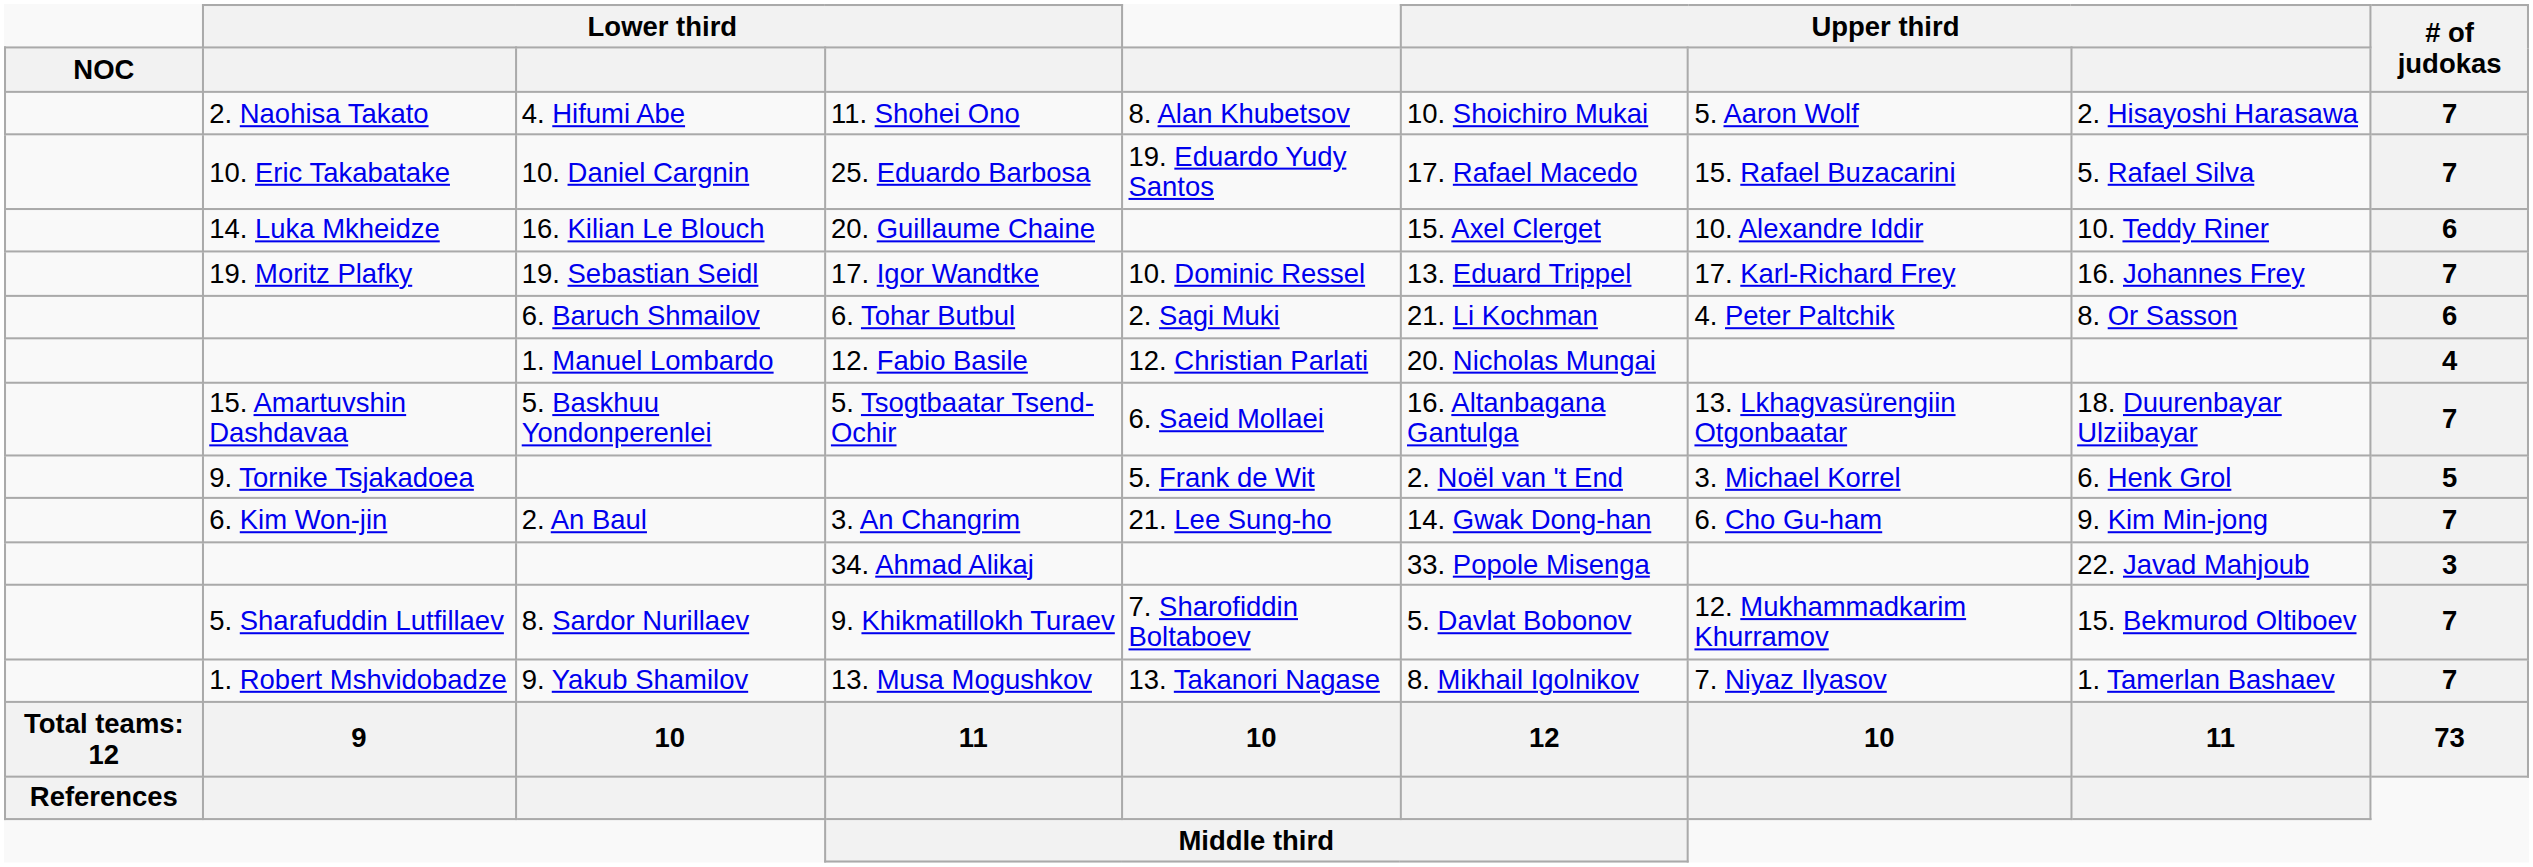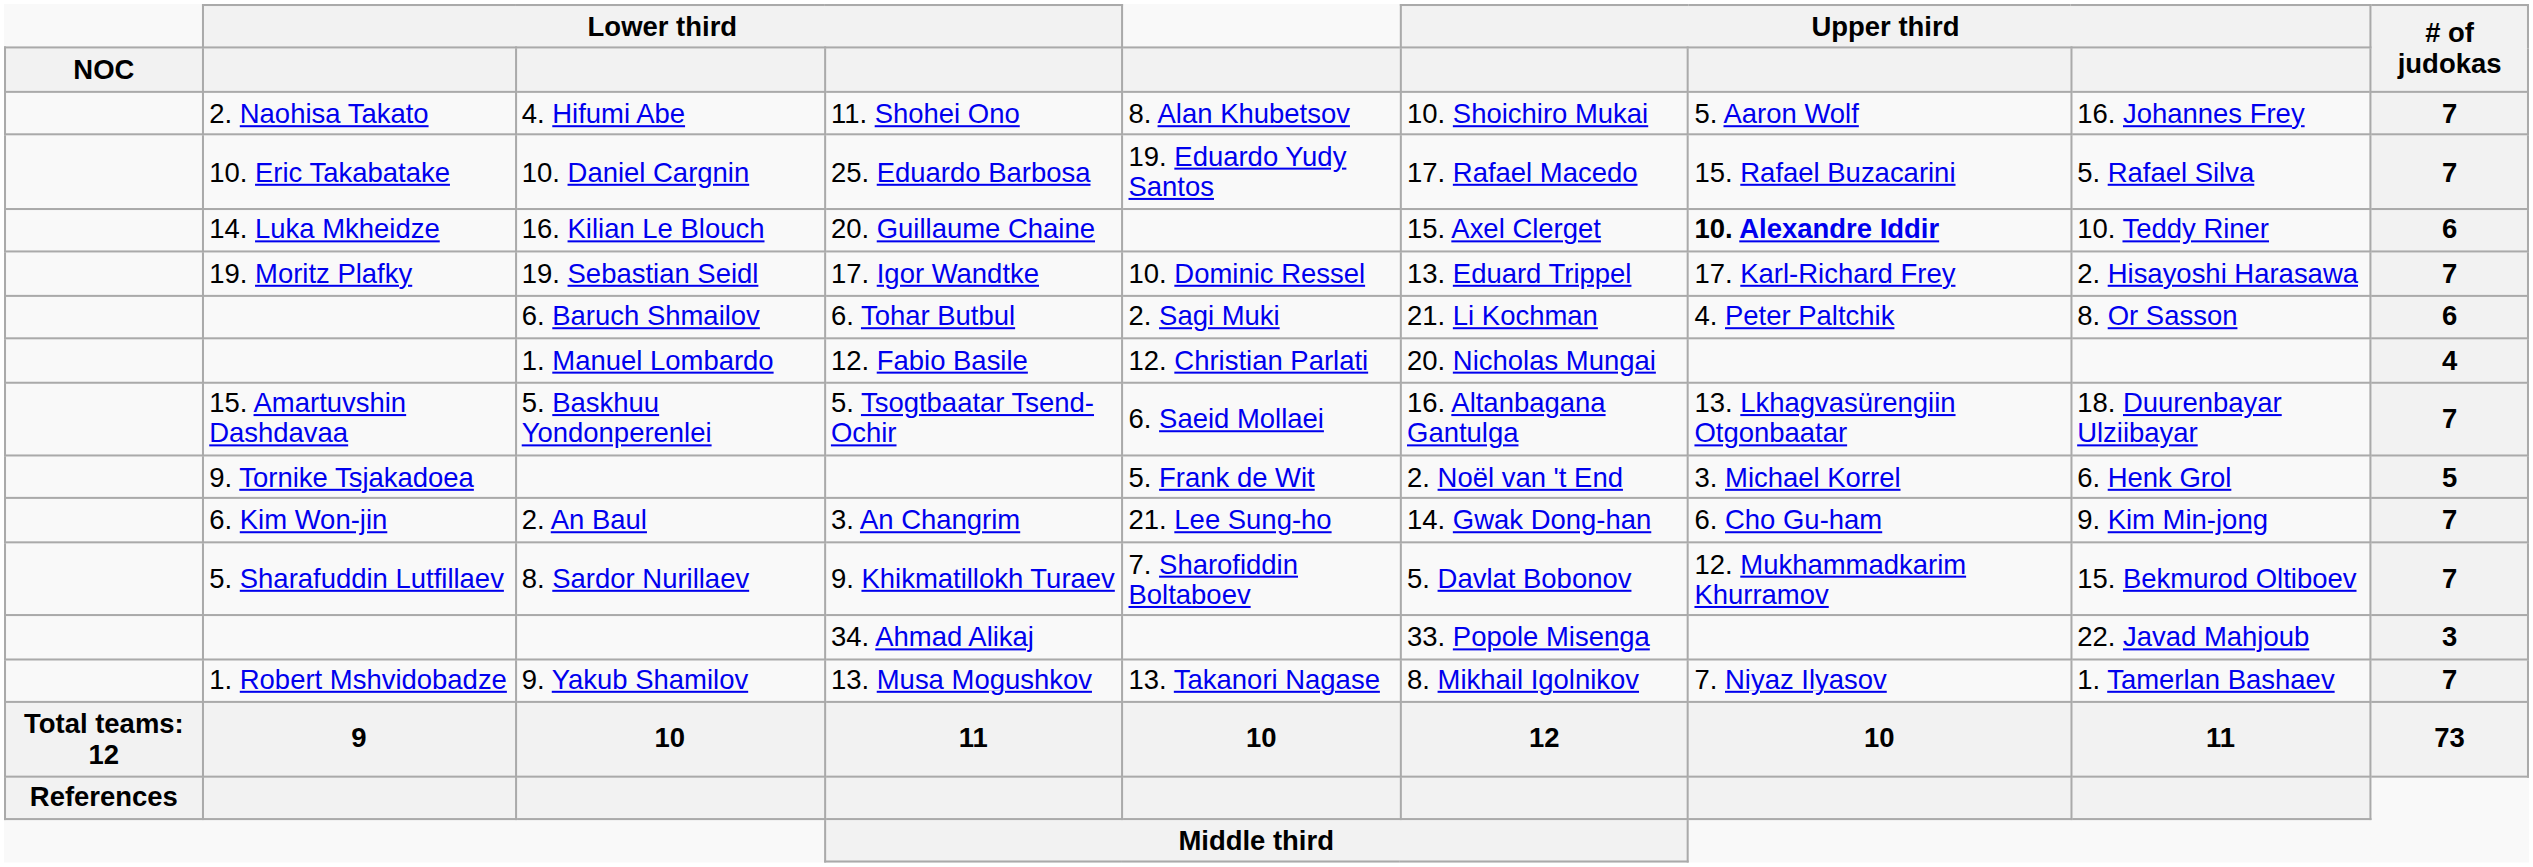(2218, 113) 2. Hisayoshi Harasawa -> (2191, 113) 16. Johannes Frey
(1809, 230) normal -> (1817, 230) bold
(2191, 273) 16. Johannes Frey -> (2218, 273) 2. Hisayoshi Harasawa
rows swapped: (635, 622) <-> (670, 563)
